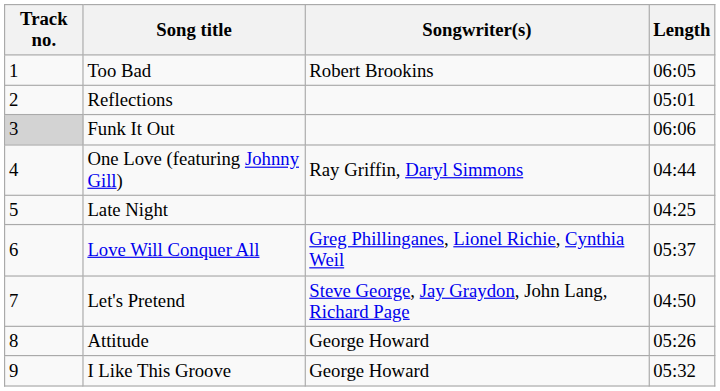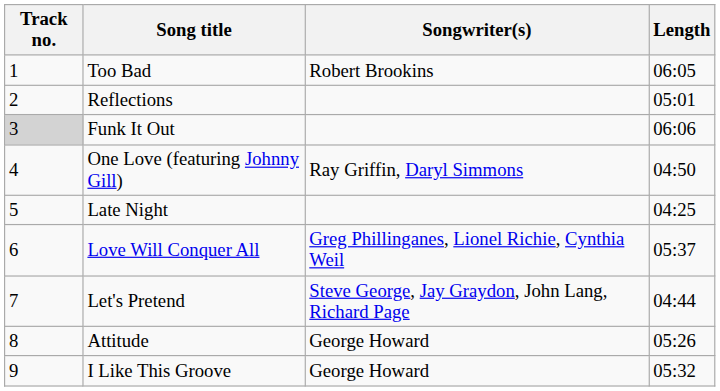(675, 169) 04:44 -> (675, 169) 04:50
(675, 300) 04:50 -> (675, 300) 04:44
